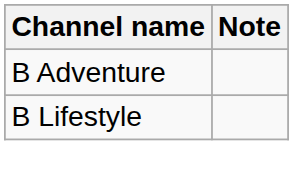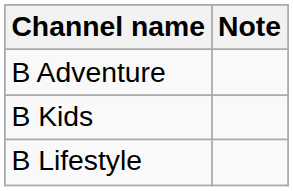+ row: (52, 116)
